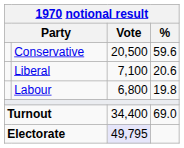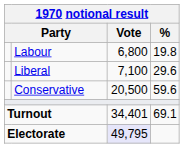rows swapped: (49, 52) <-> (33, 90)
(165, 71) 20.6 -> (165, 71) 29.6
(129, 114) 34,400 -> (129, 114) 34,401
(165, 114) 69.0 -> (165, 114) 69.1
